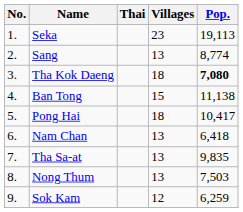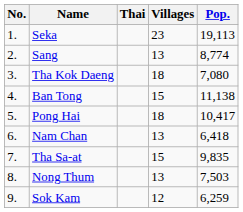(214, 75) bold -> (214, 75) normal
(158, 156) 13 -> (158, 156) 15
